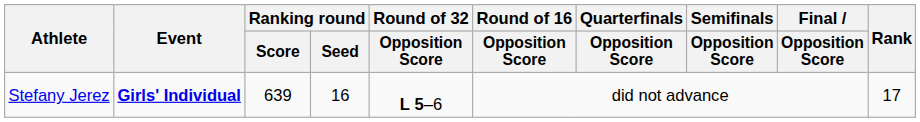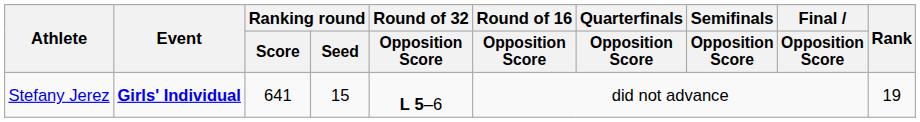(278, 95) 639 -> (278, 95) 641
(340, 95) 16 -> (340, 95) 15
(892, 95) 17 -> (892, 95) 19
